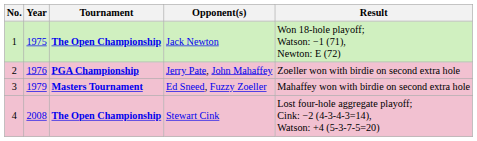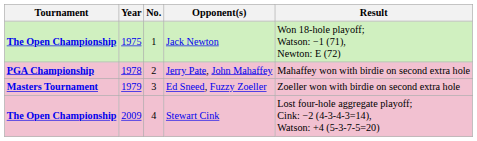columns swapped: (14, 13) <-> (106, 13)
(37, 70) 1976 -> (131, 70) 1978
(369, 70) Zoeller won with birdie on second extra hole -> (374, 70) Mahaffey won with birdie on second extra hole
(374, 87) Mahaffey won with birdie on second extra hole -> (369, 87) Zoeller won with birdie on second extra hole
(37, 116) 2008 -> (131, 116) 2009
